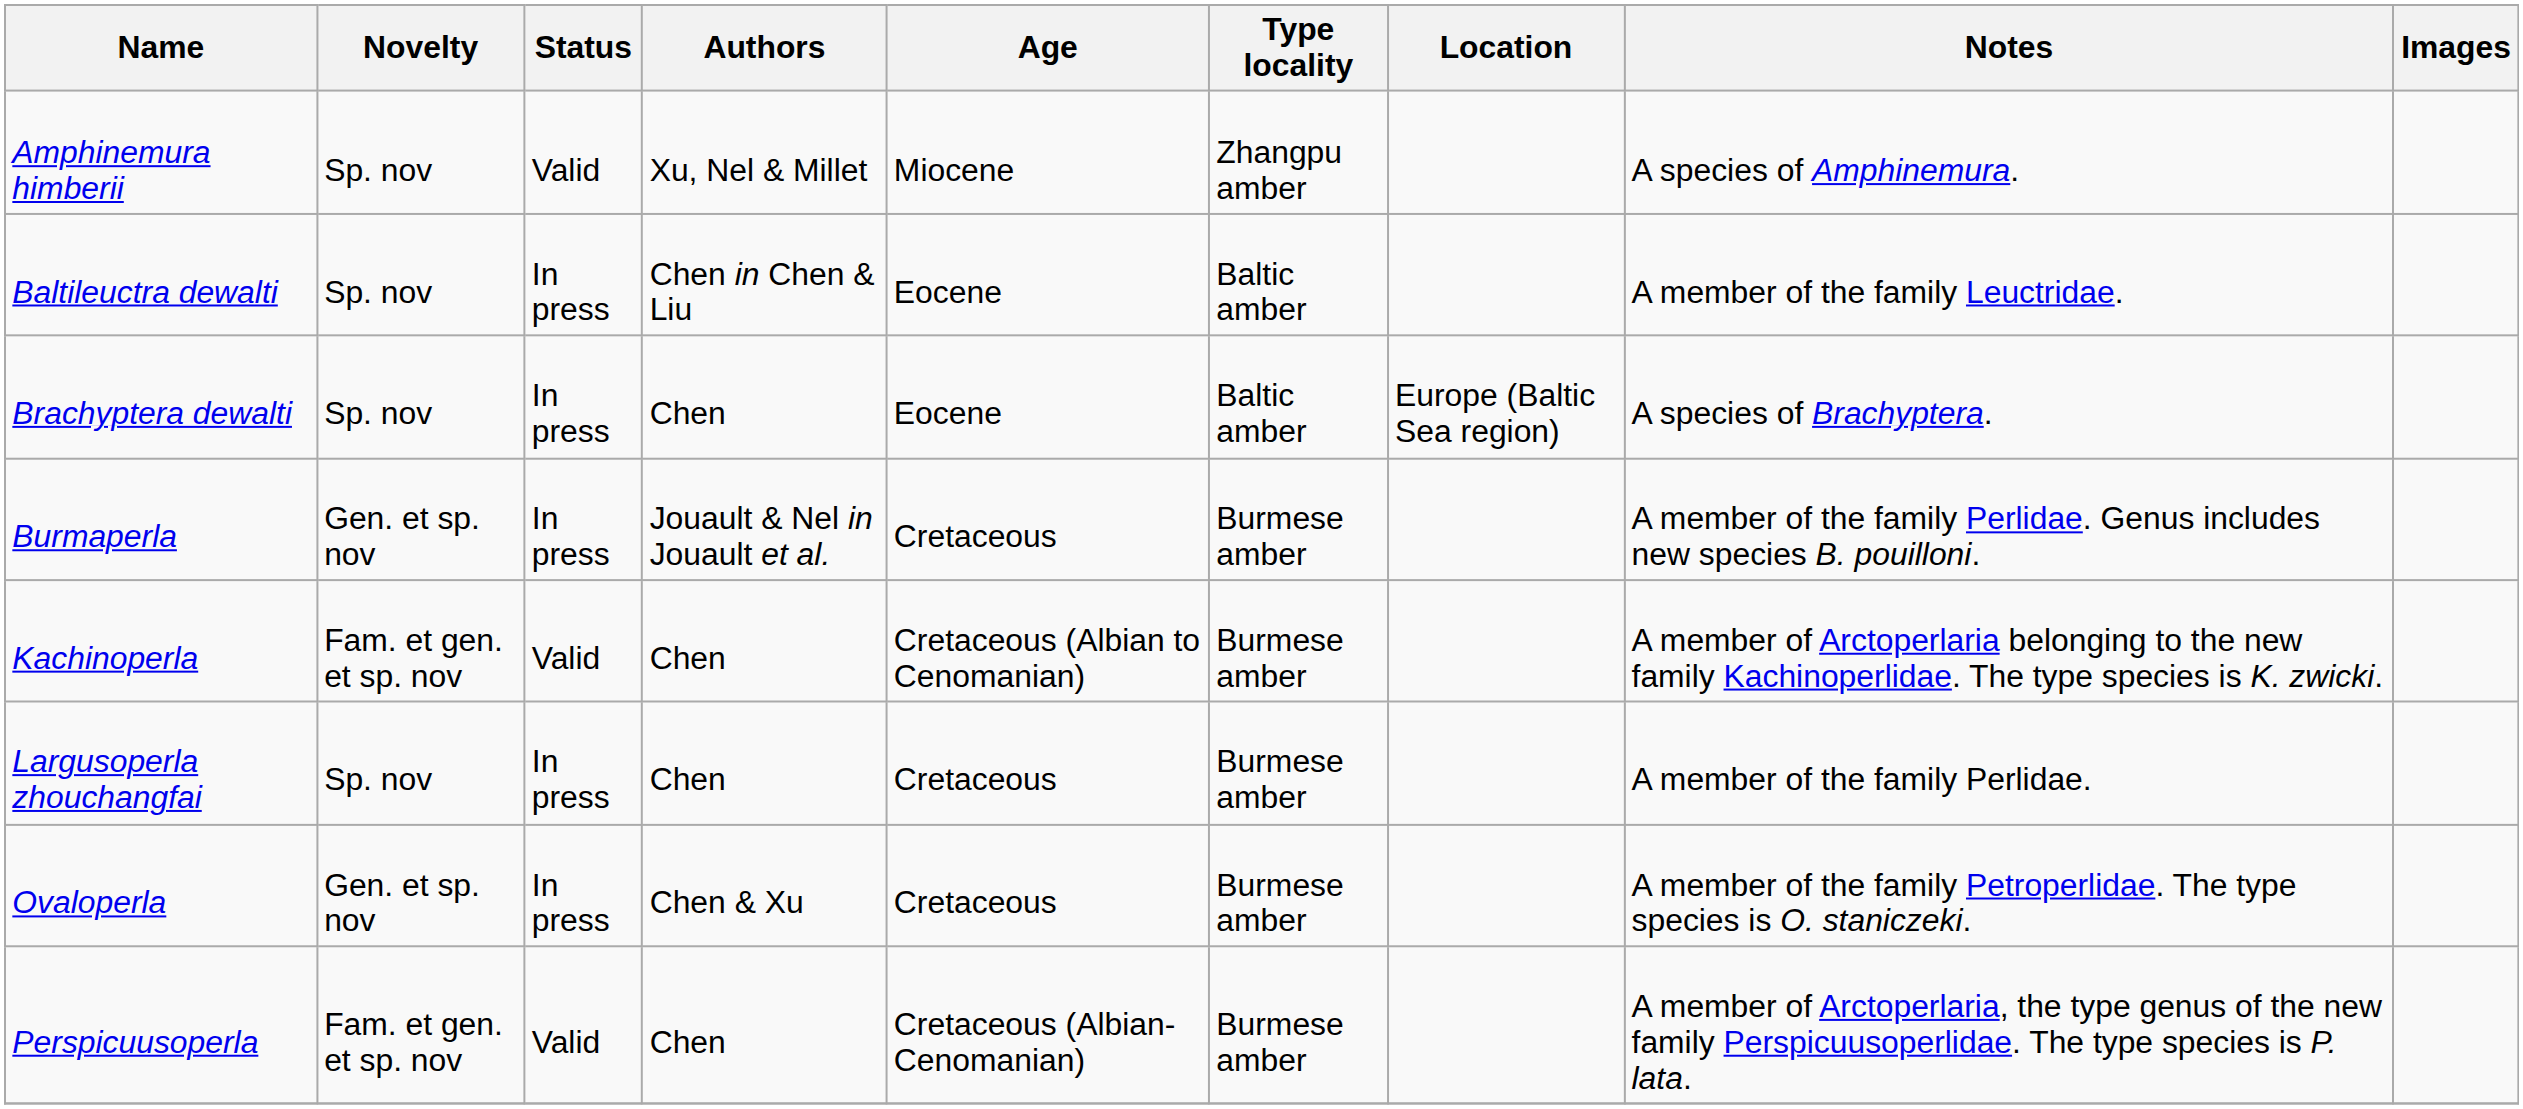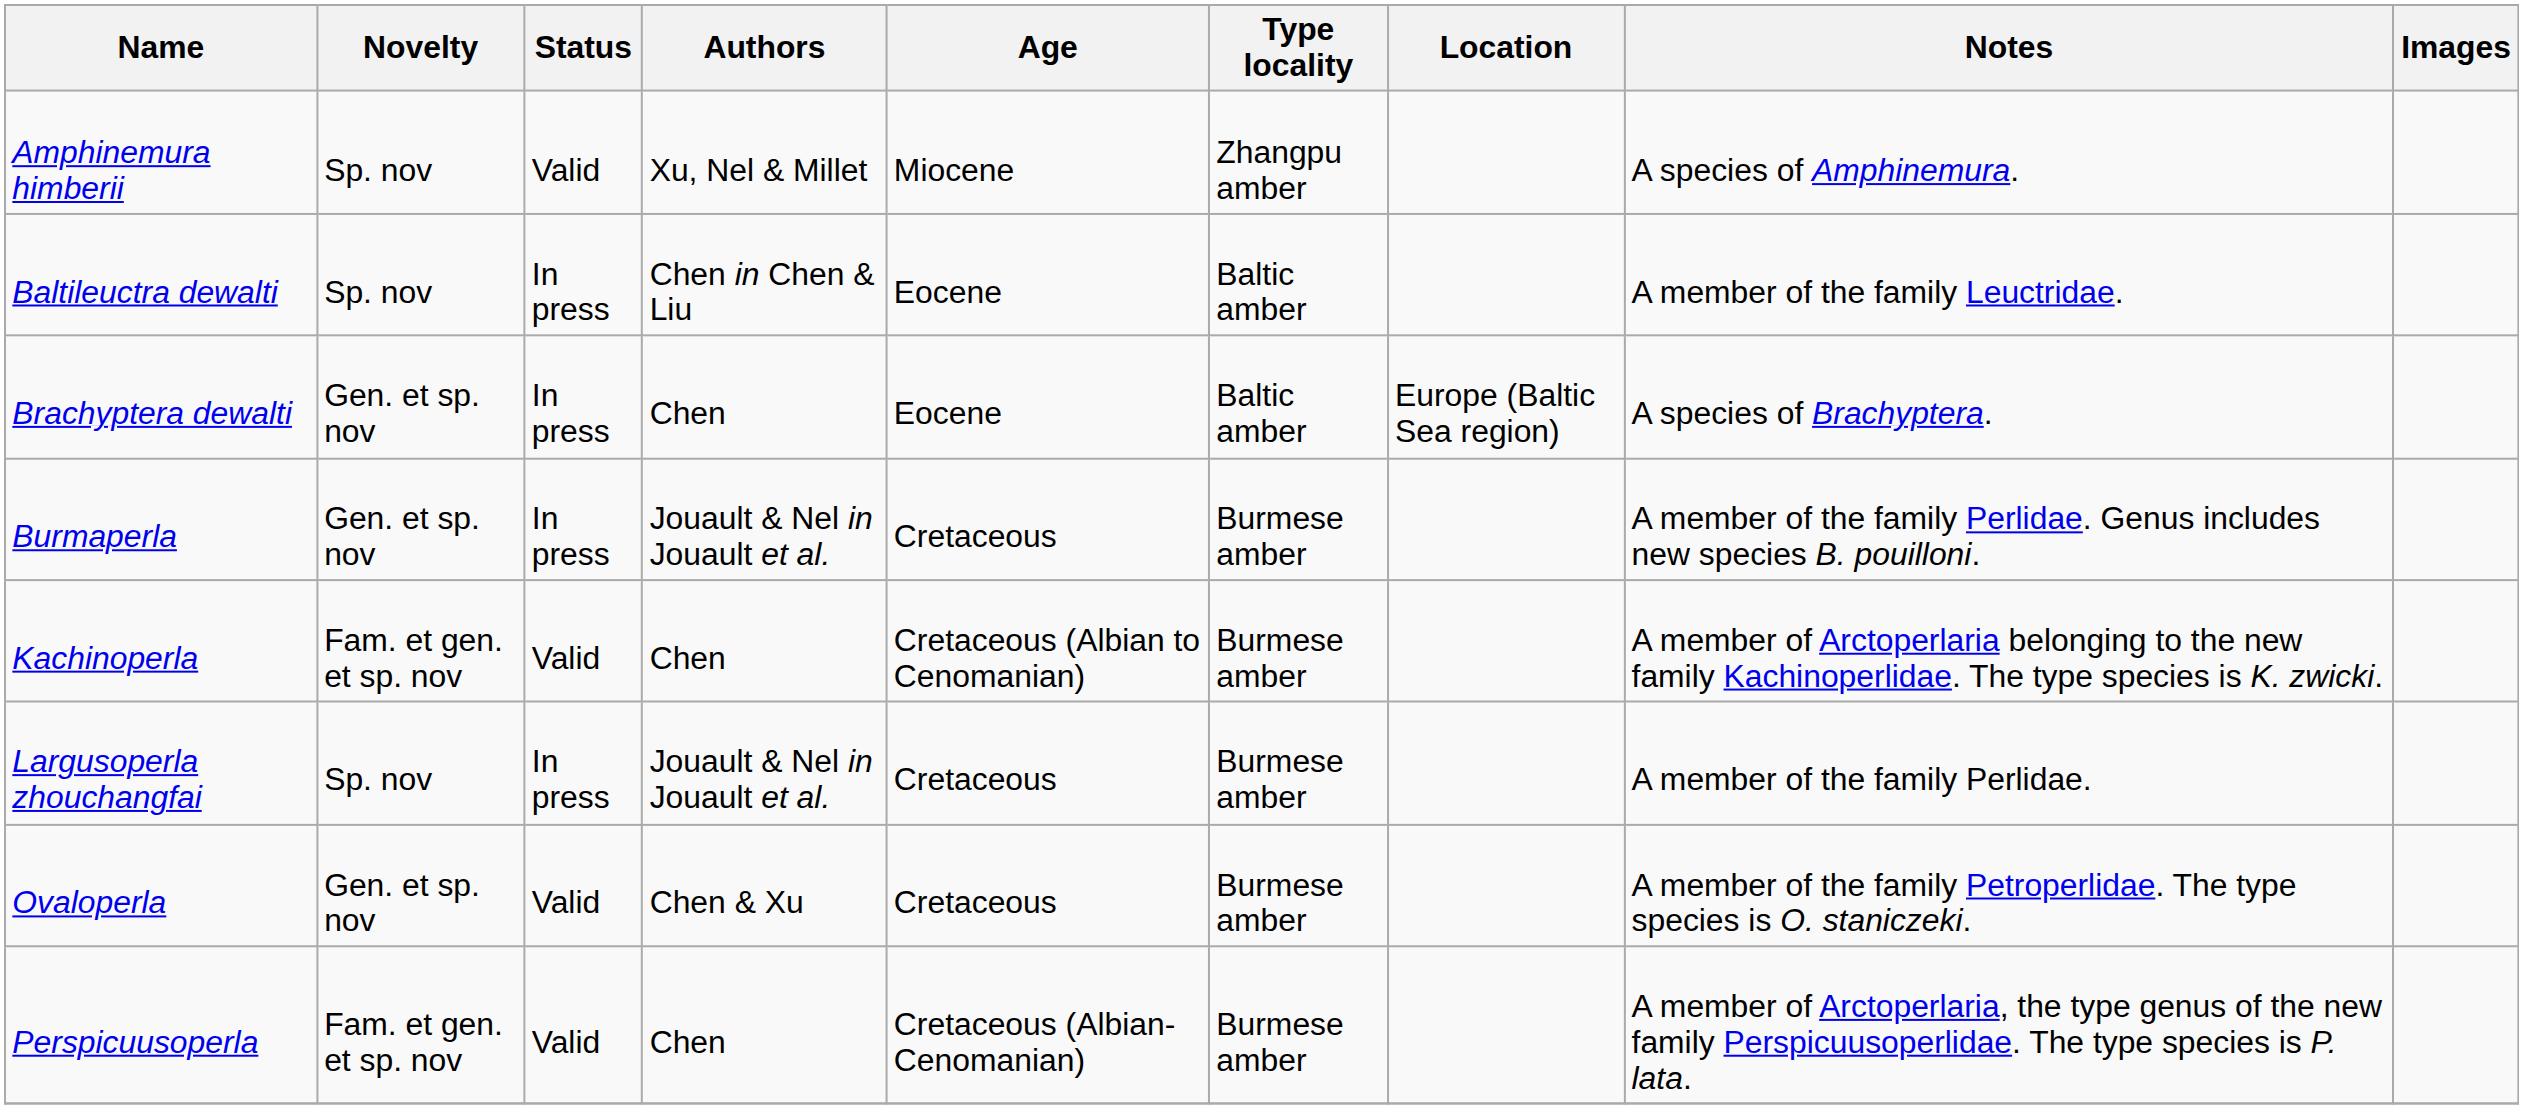(378, 414) Sp. nov -> (402, 414) Gen. et sp. nov
(688, 780) Chen -> (761, 780) Jouault & Nel in Jouault et al.
(571, 902) In press -> (566, 902) Valid
